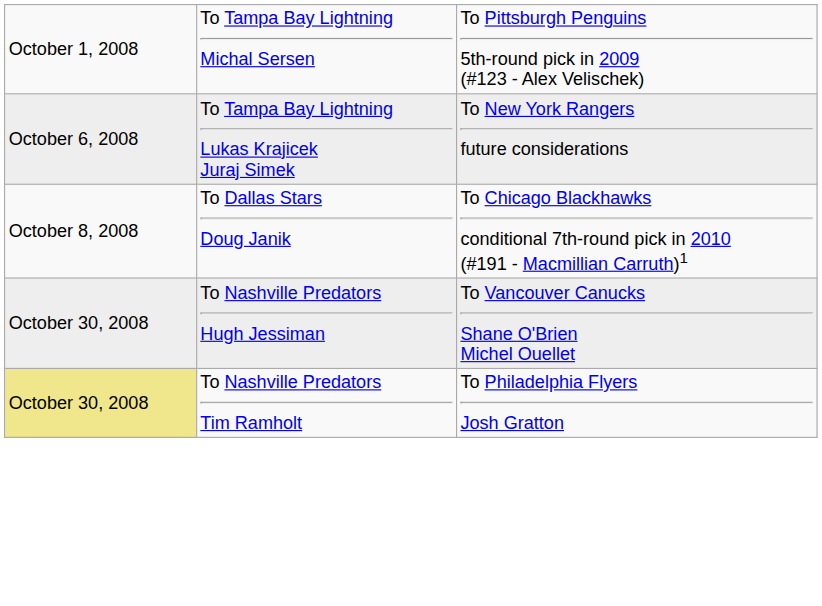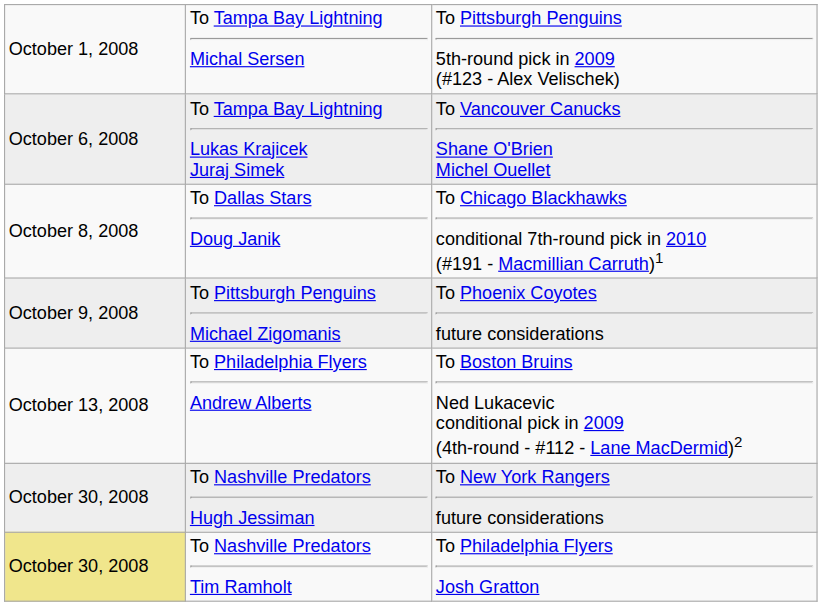(637, 128) To New York Rangers future considerations -> (624, 139) To Vancouver Canucks Shane O'Brien Michel Ouellet
+ row: (309, 313)
+ row: (309, 382)
(637, 323) To Vancouver Canucks Shane O'Brien Michel Ouellet -> (624, 497) To New York Rangers future considerations
